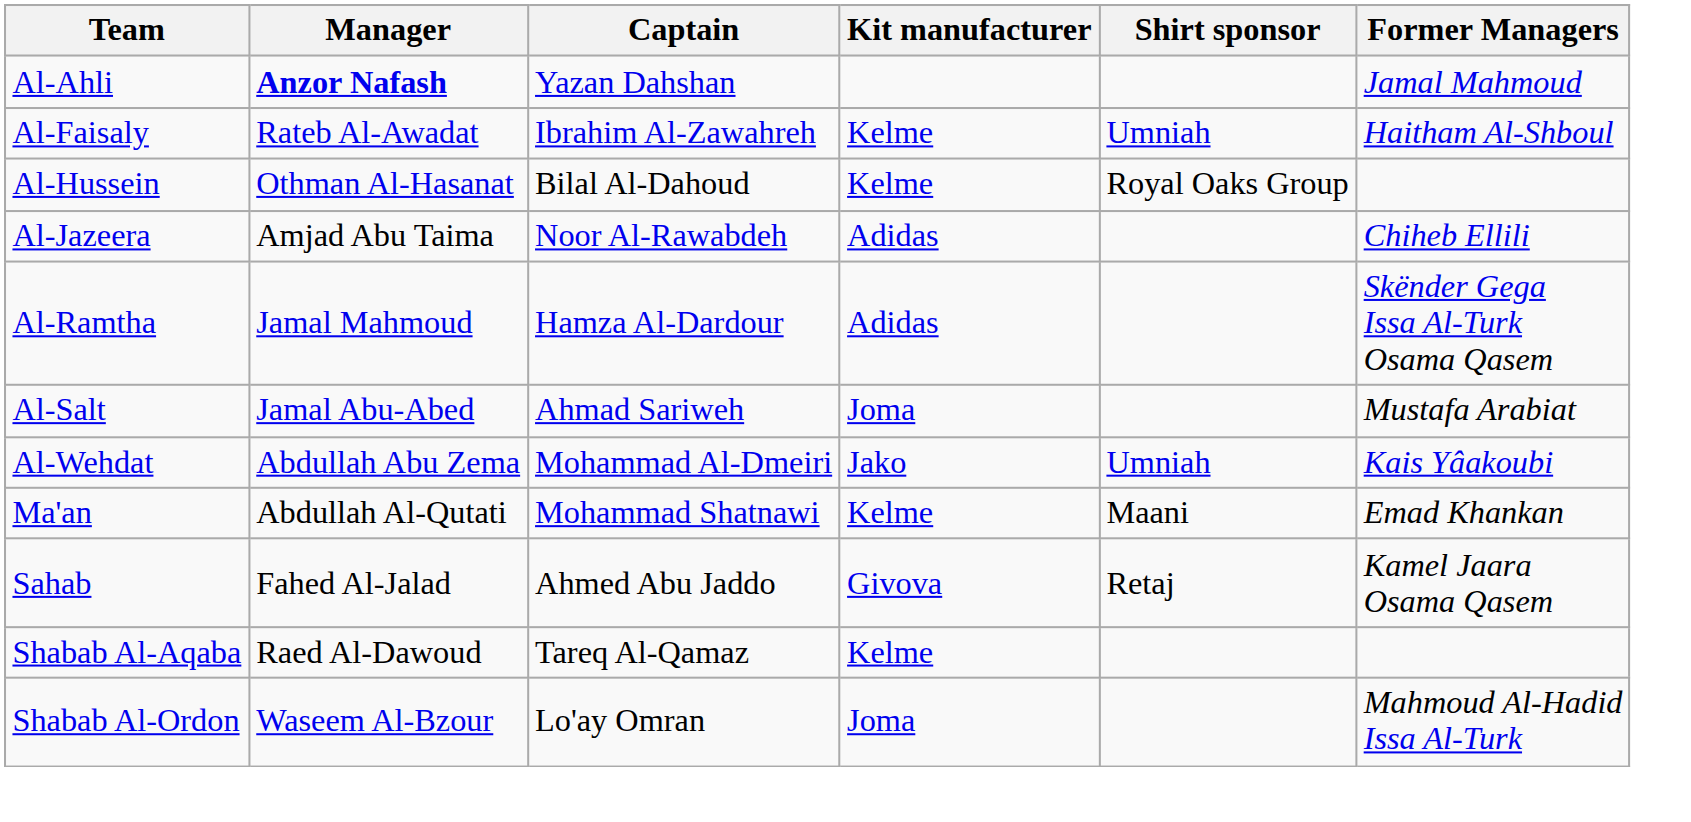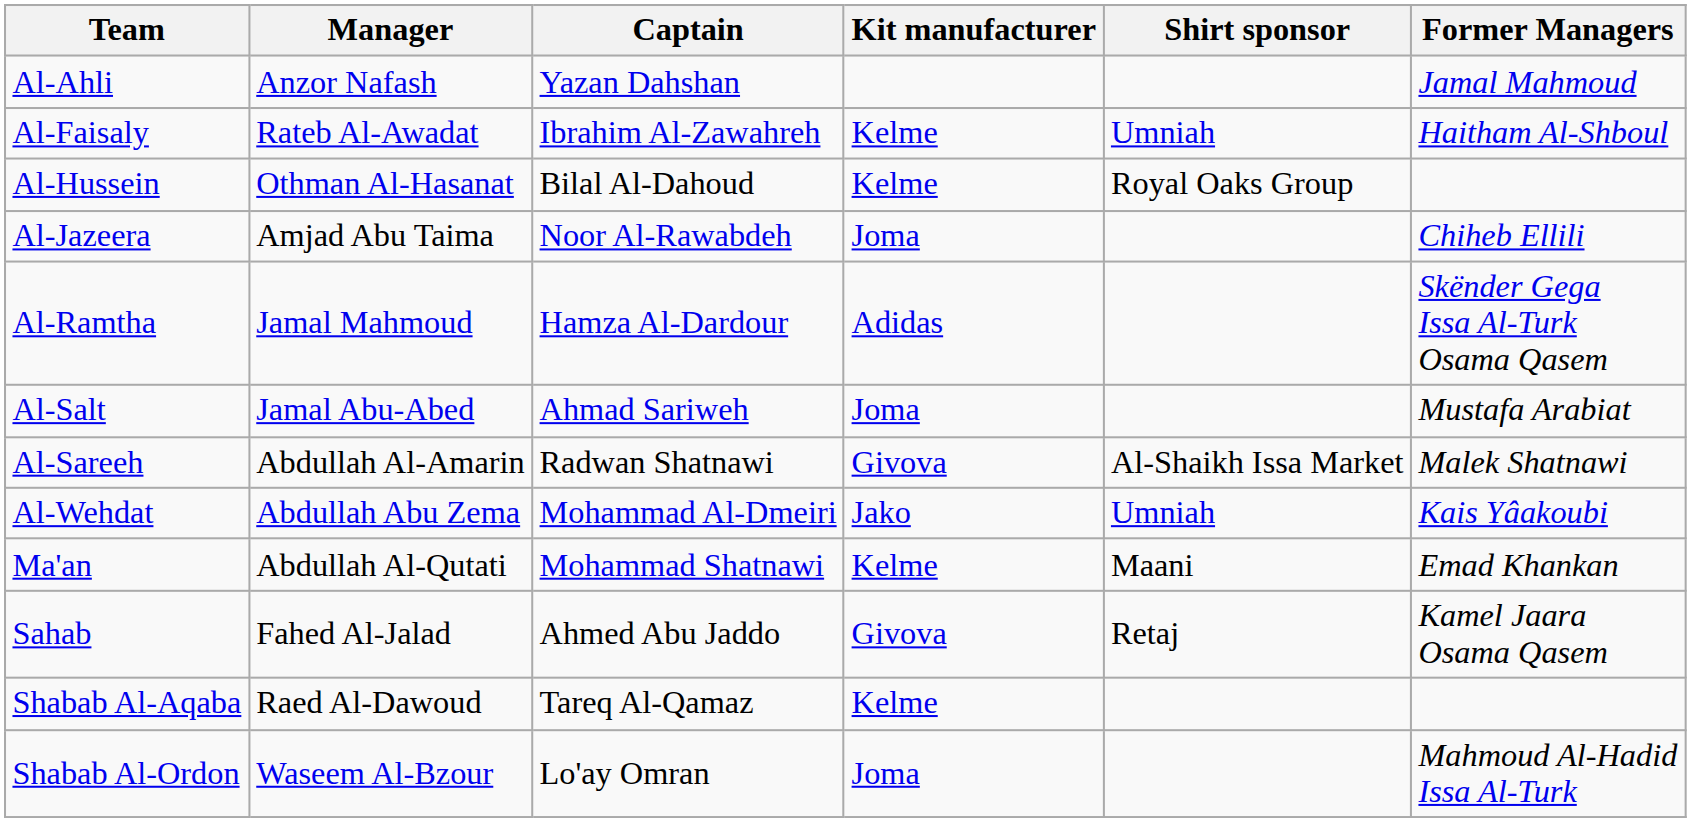(352, 81) bold -> (346, 81) normal
(893, 235) Adidas -> (886, 235) Joma
+ row: (78, 461)
